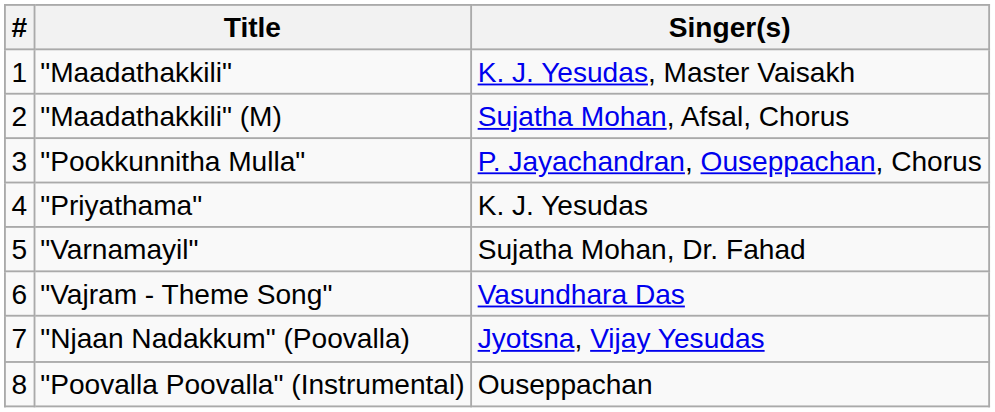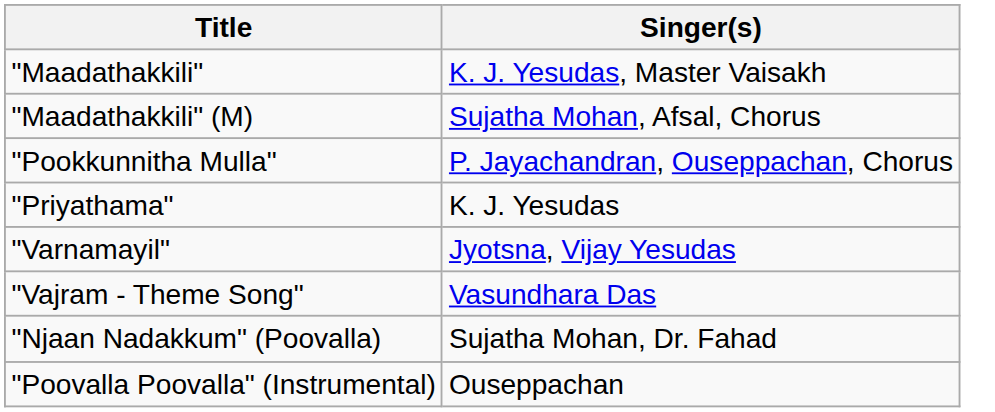- column: (19, 27)
(642, 250) Sujatha Mohan, Dr. Fahad -> (592, 250) Jyotsna, Vijay Yesudas
(621, 339) Jyotsna, Vijay Yesudas -> (613, 339) Sujatha Mohan, Dr. Fahad
